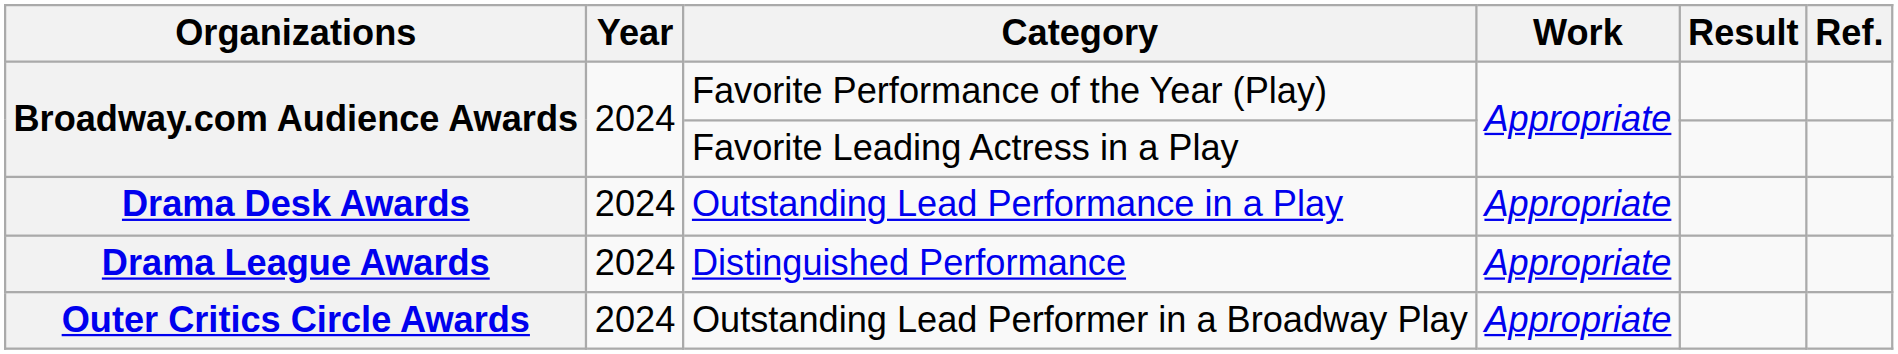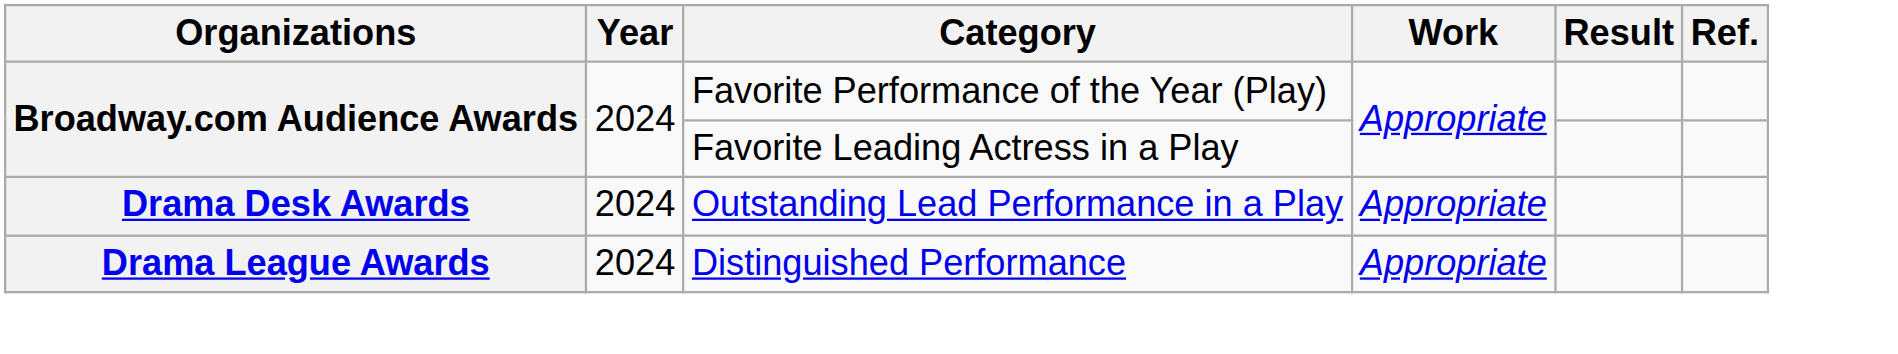- row: (1080, 319)
